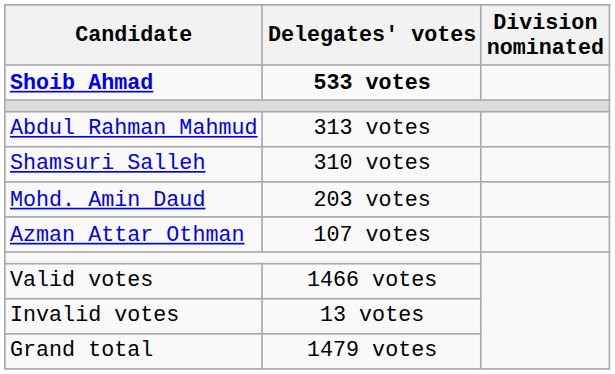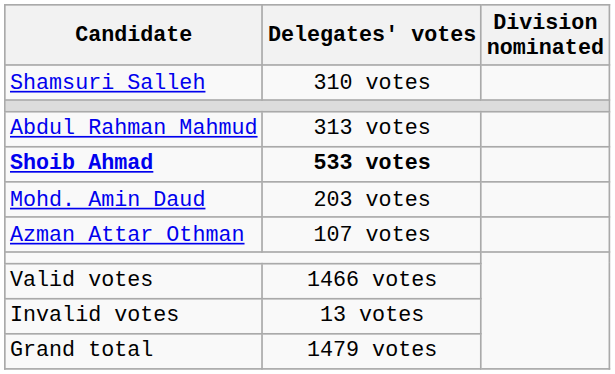rows swapped: (82, 83) <-> (108, 164)
